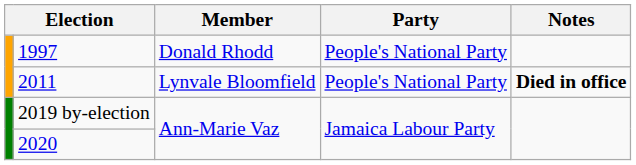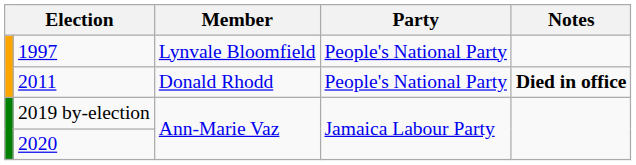(216, 50) Donald Rhodd -> (237, 50) Lynvale Bloomfield
(237, 81) Lynvale Bloomfield -> (216, 81) Donald Rhodd
